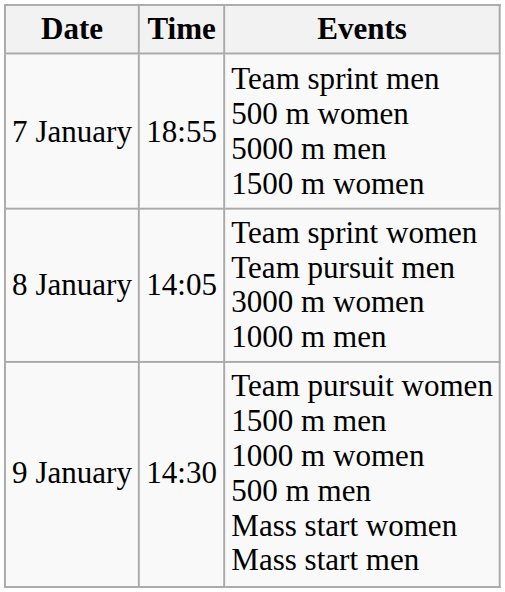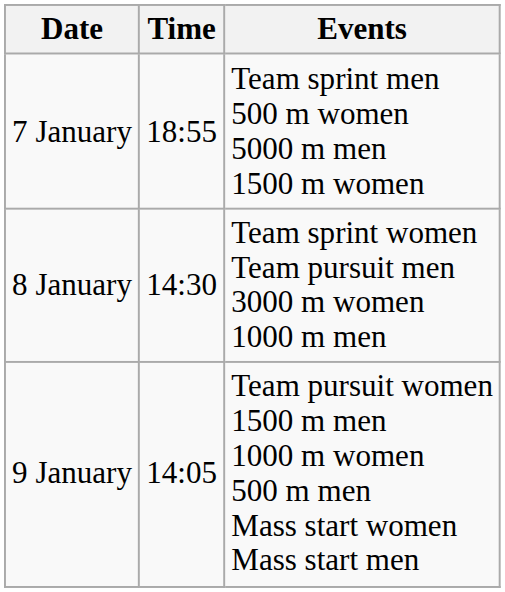(182, 284) 14:05 -> (182, 284) 14:30
(182, 473) 14:30 -> (182, 473) 14:05
